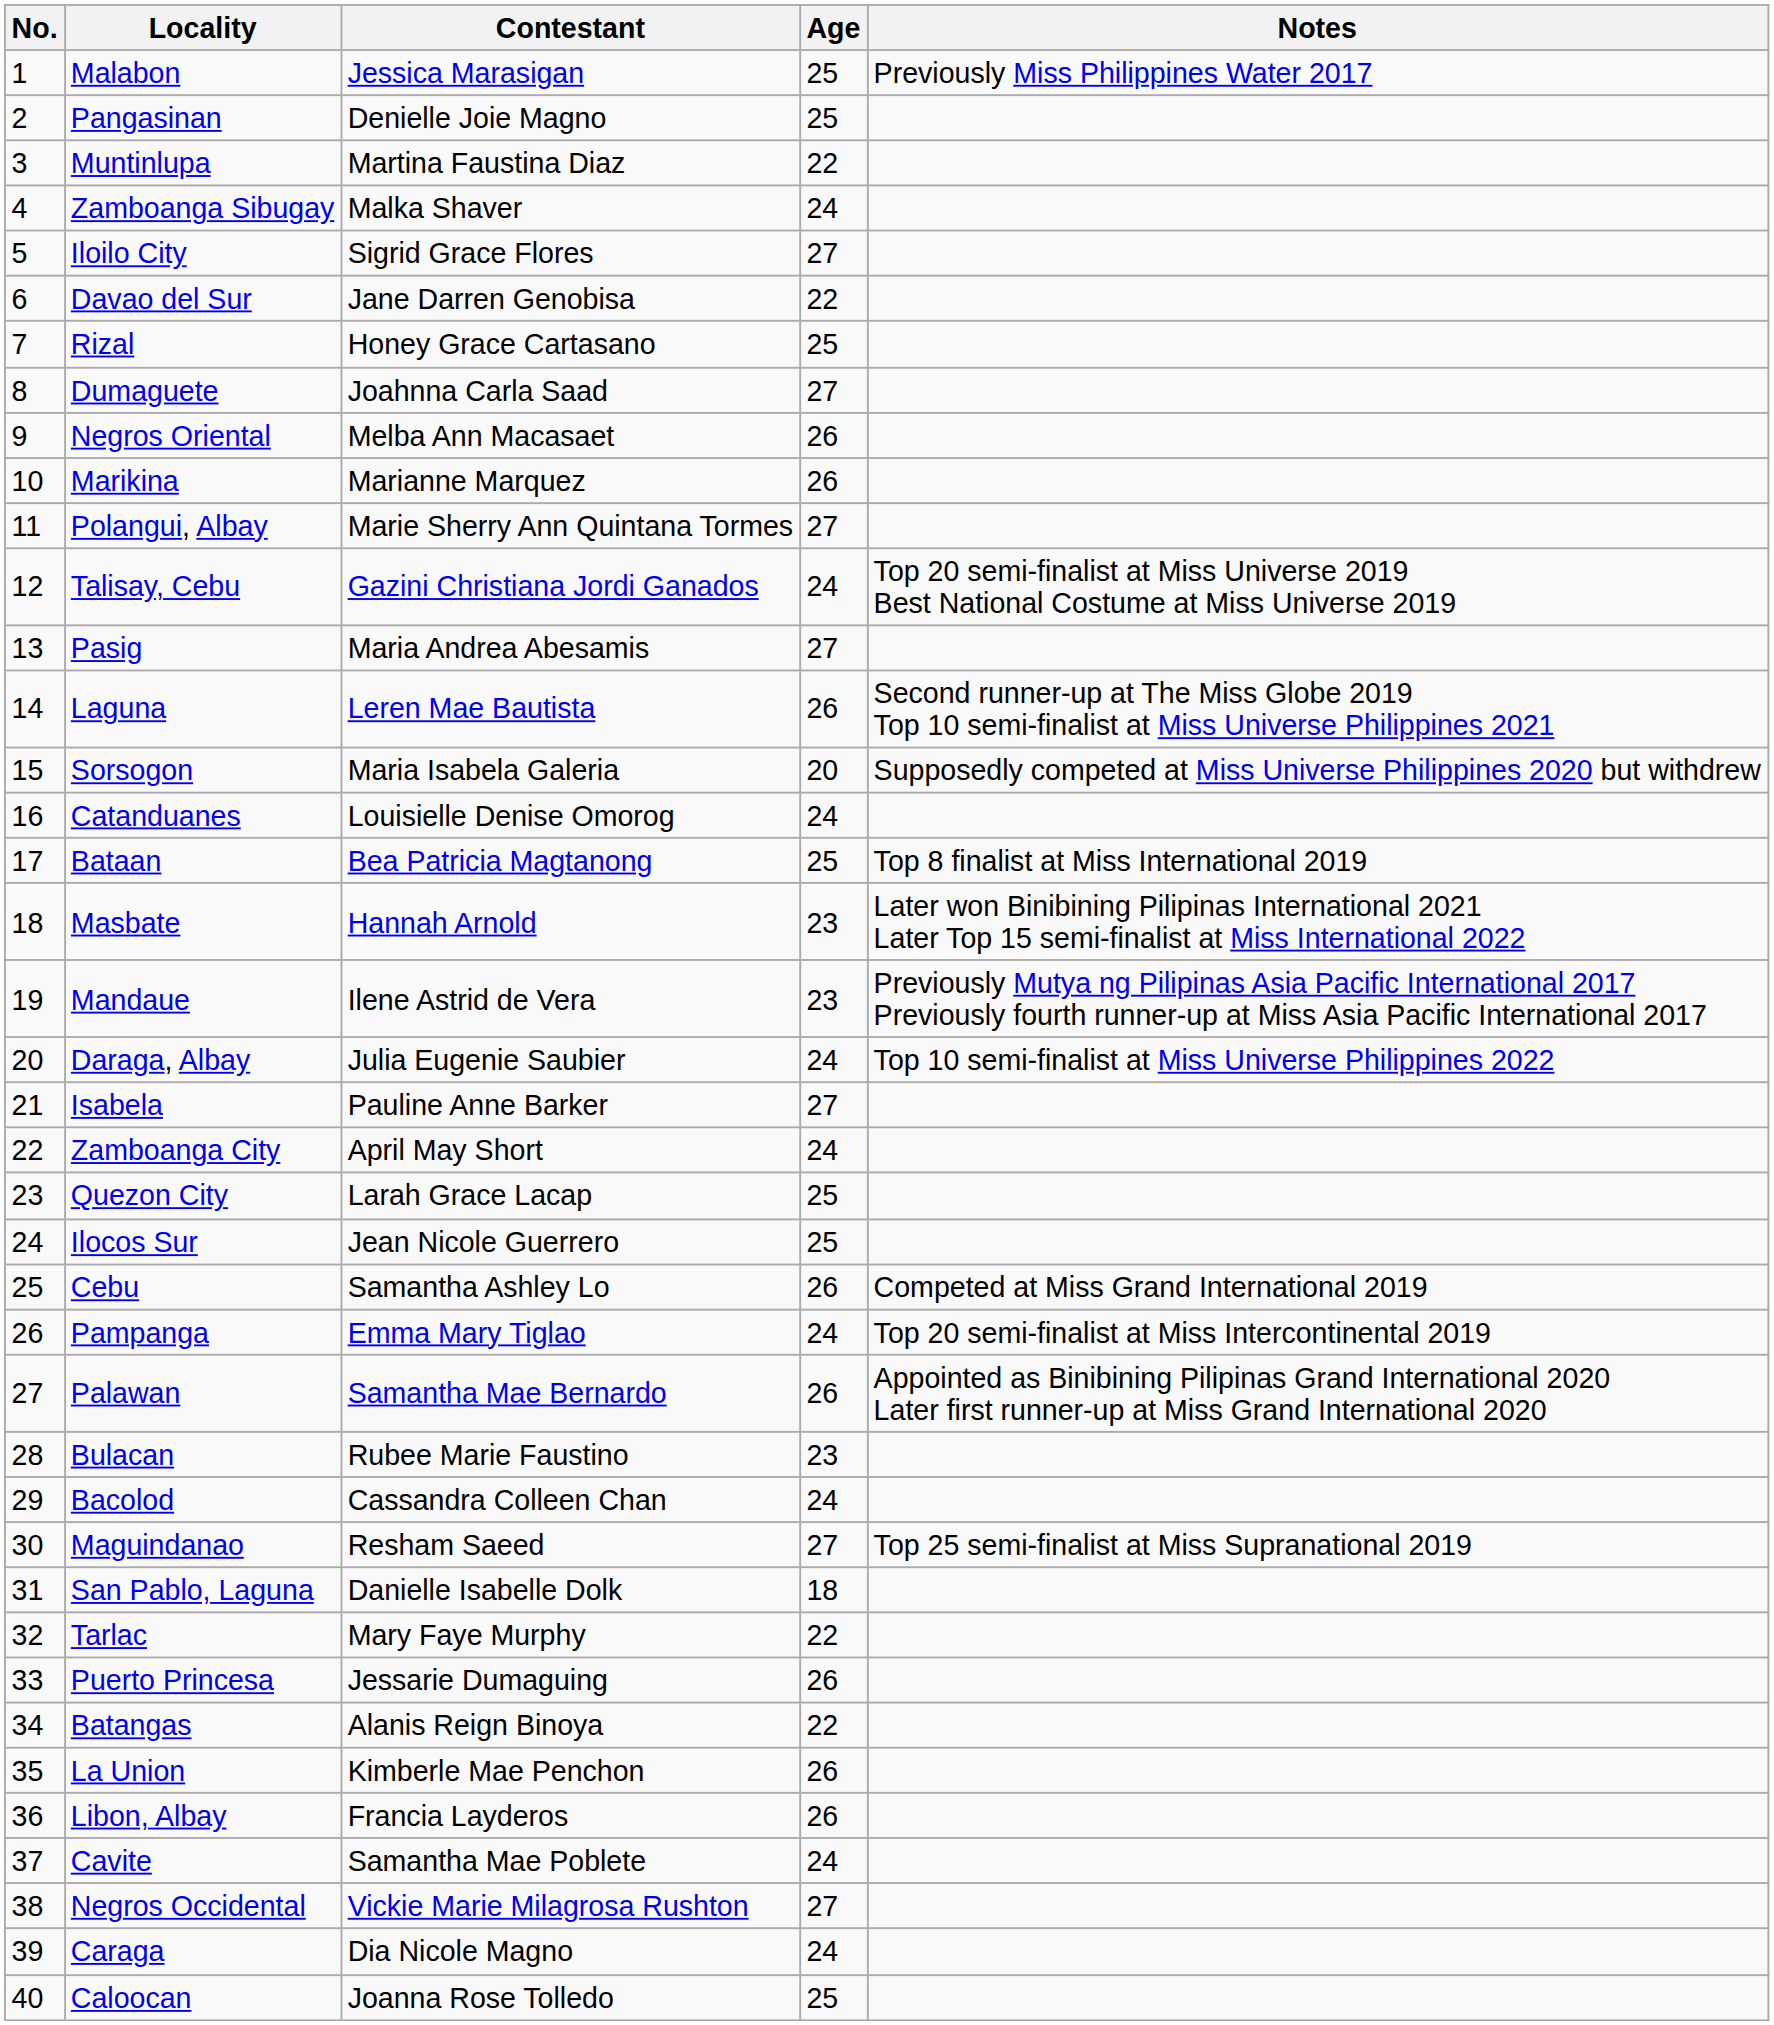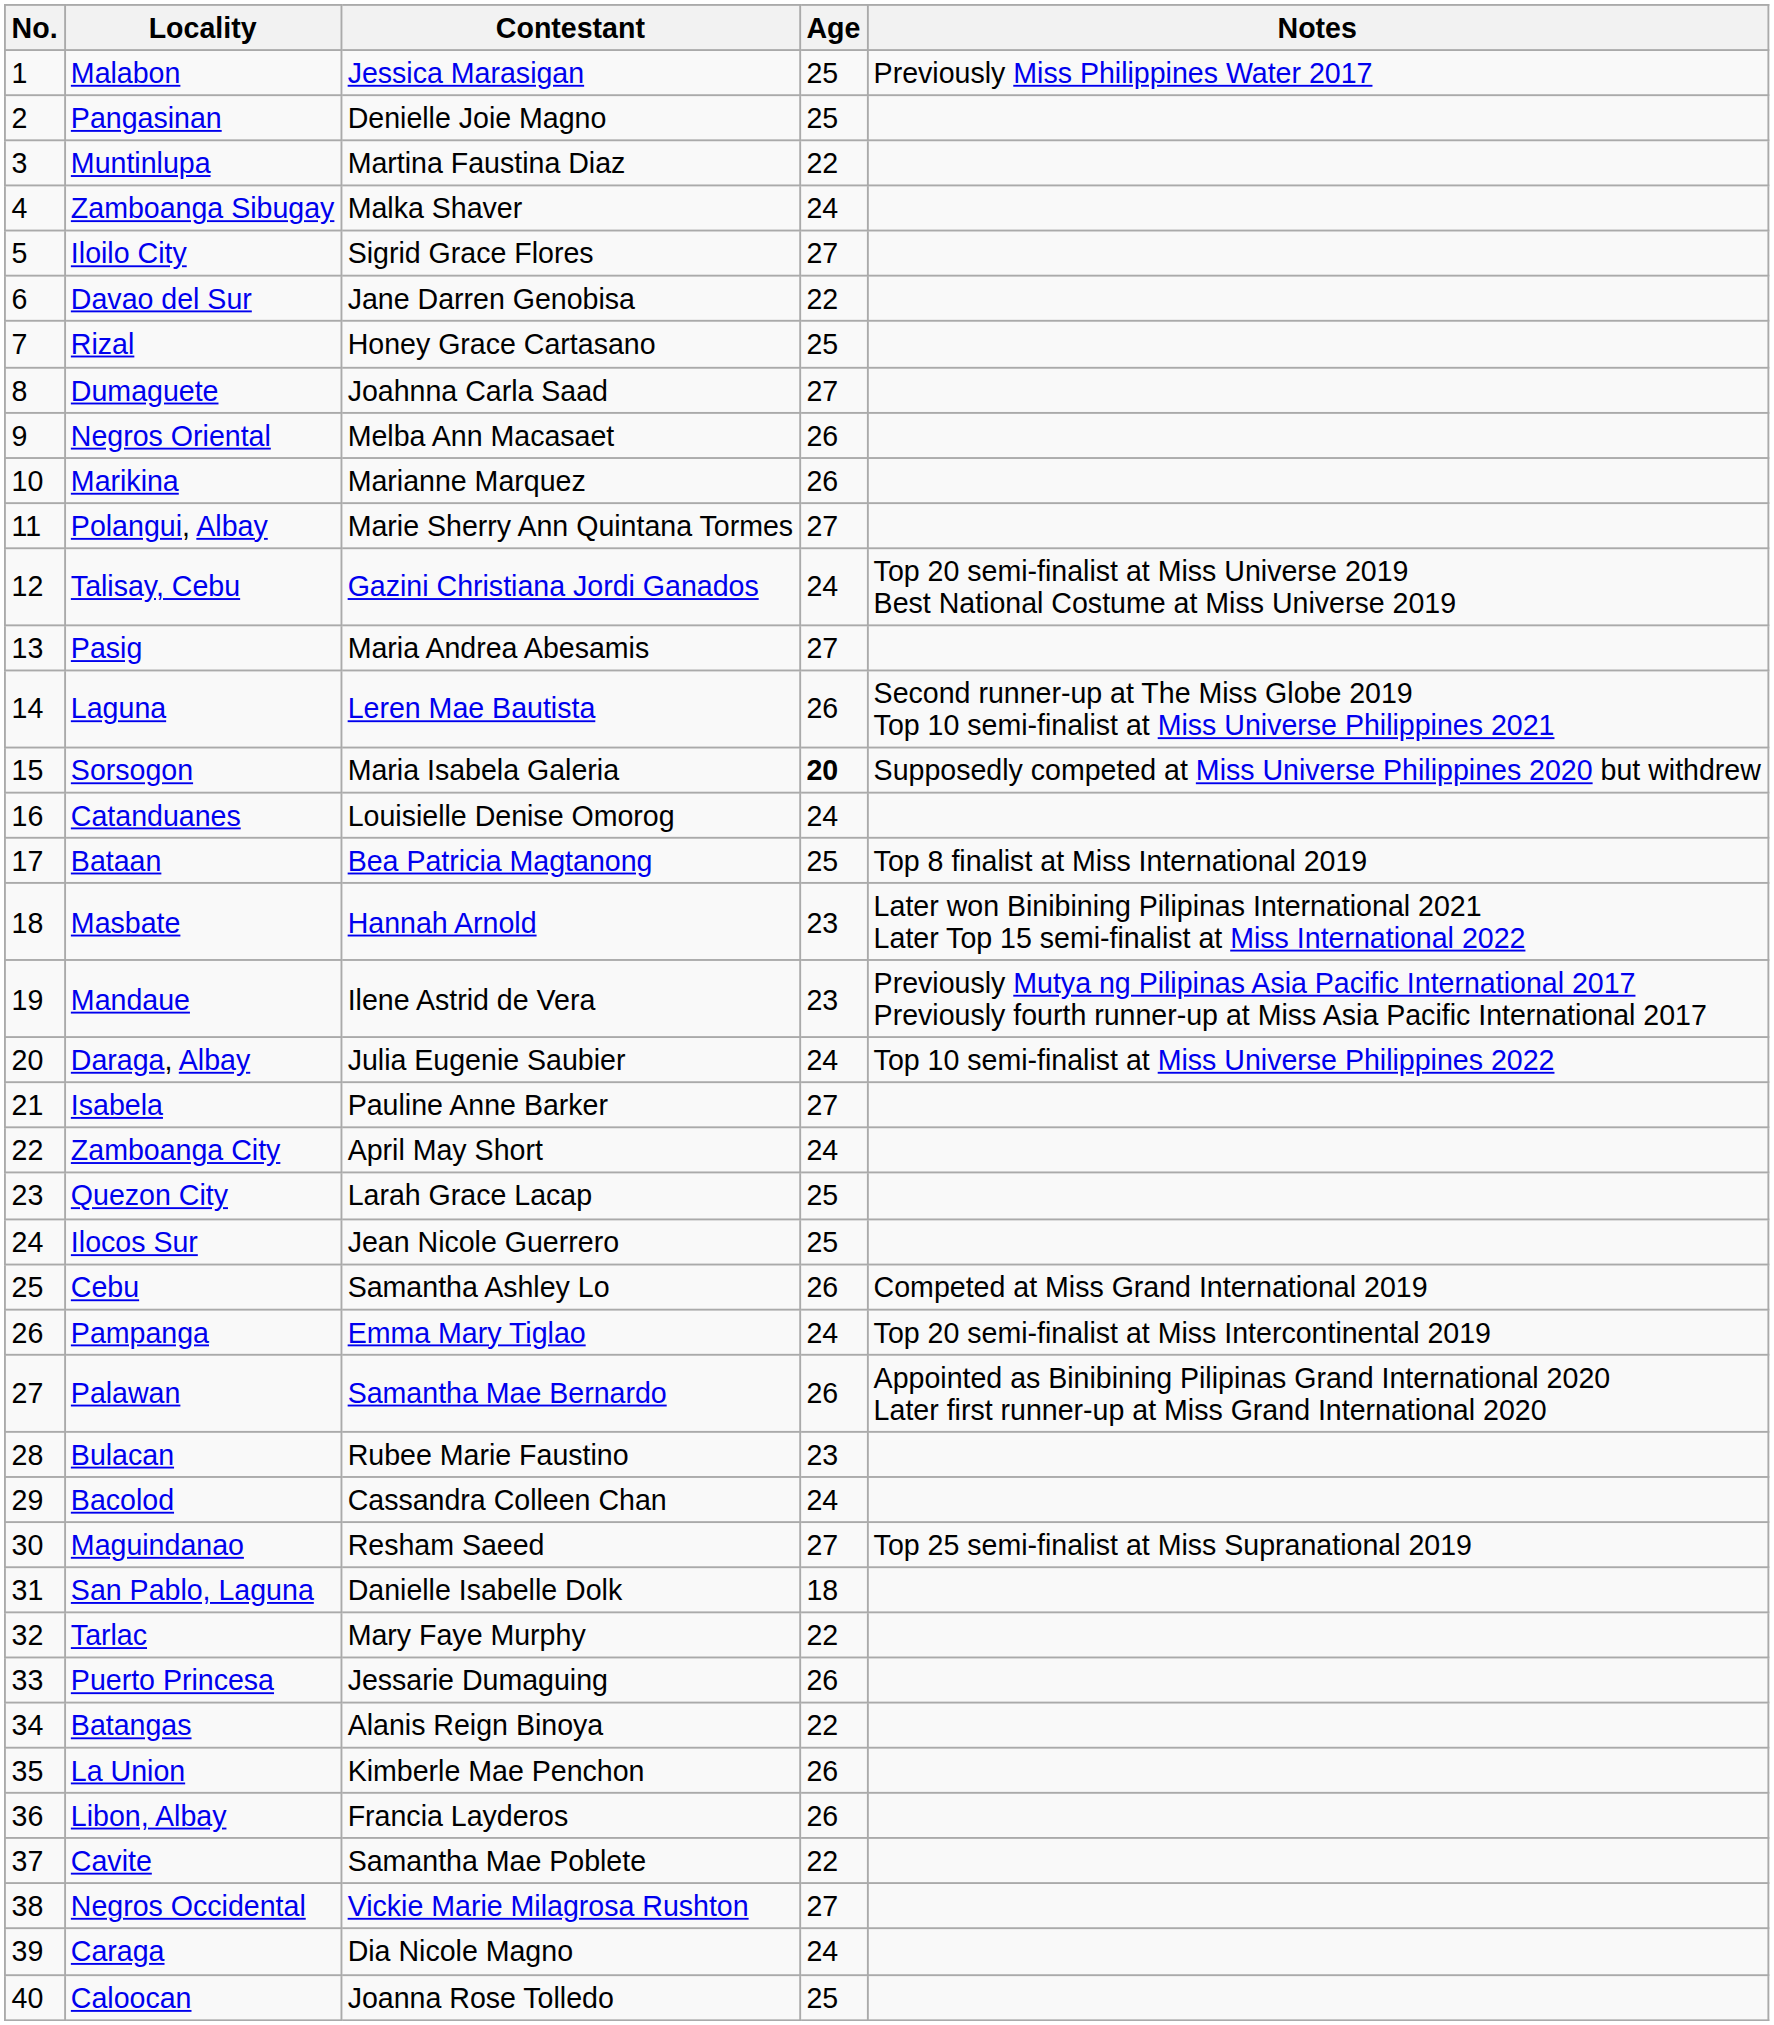(822, 770) normal -> (822, 770) bold
(822, 1861) 24 -> (822, 1861) 22
